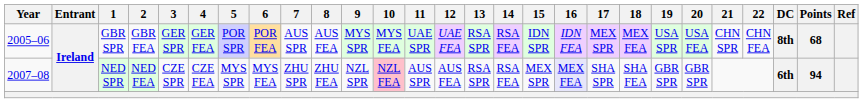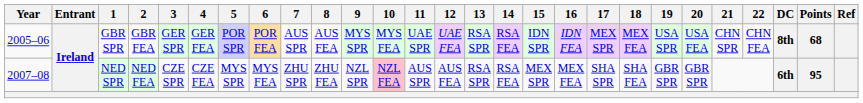(571, 74) lavender background -> (571, 74) no background
(816, 74) 94 -> (816, 74) 95
